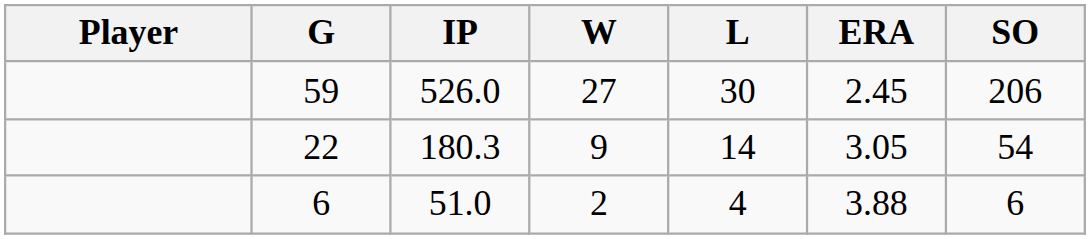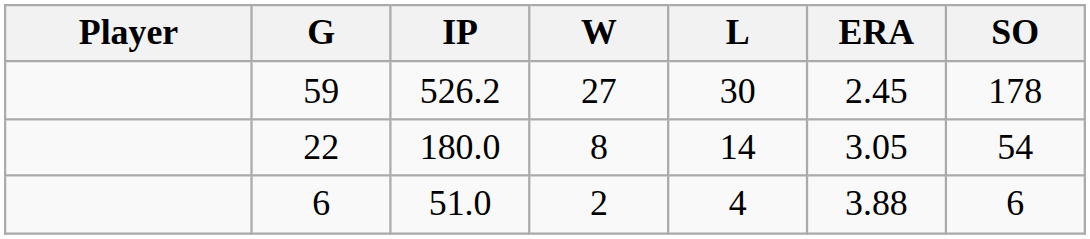(460, 89) 526.0 -> (460, 89) 526.2
(1015, 89) 206 -> (1015, 89) 178
(460, 146) 180.3 -> (460, 146) 180.0
(599, 146) 9 -> (599, 146) 8
